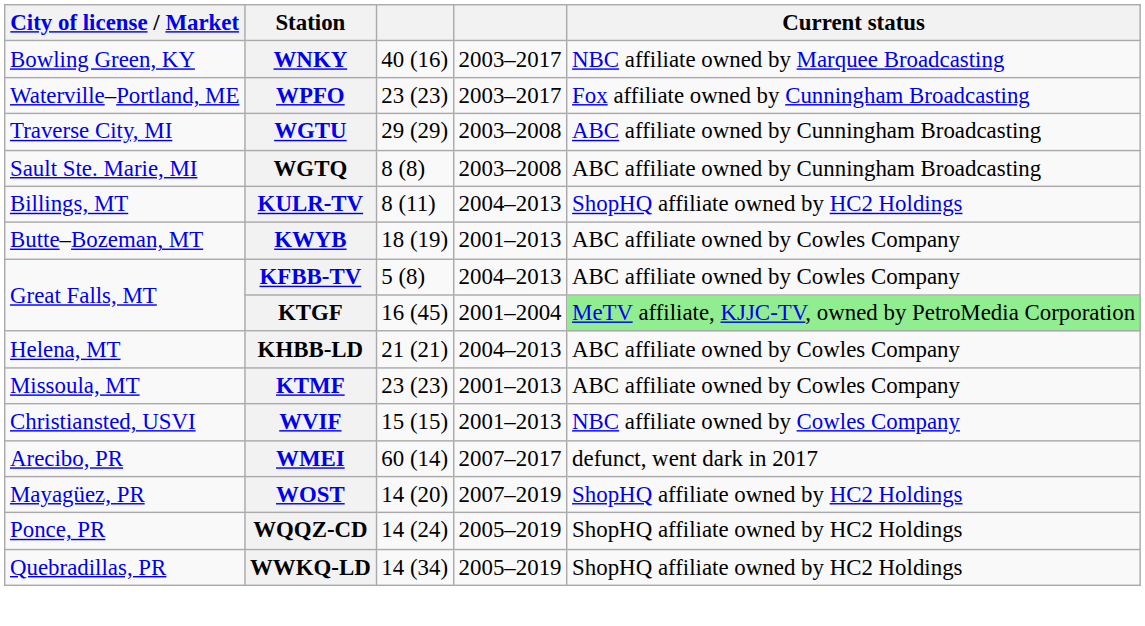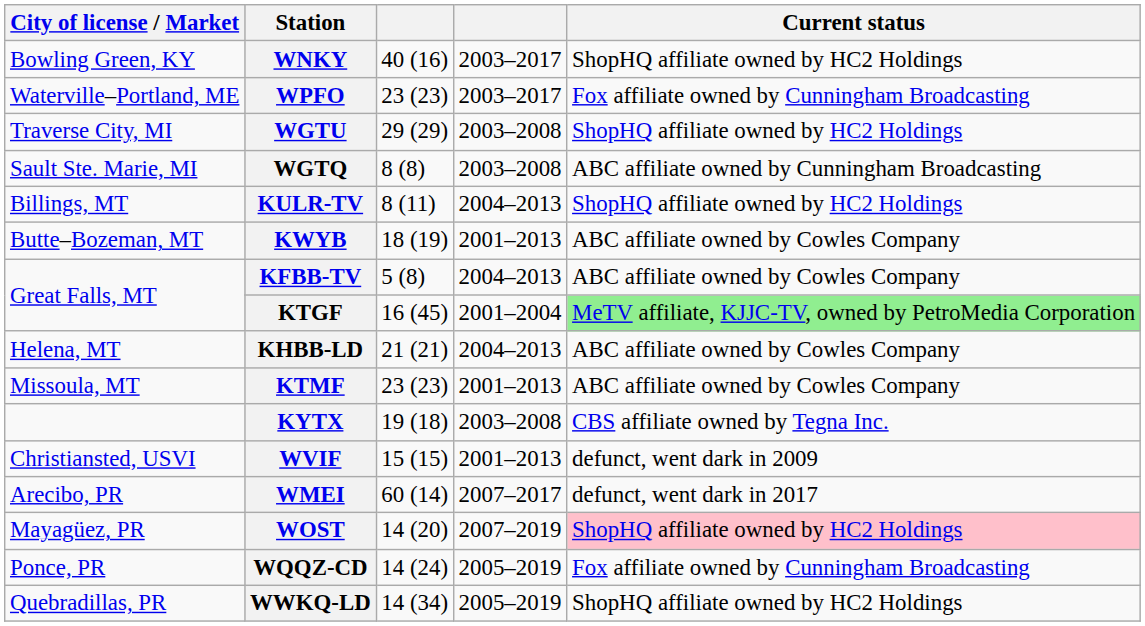(788, 58) NBC affiliate owned by Marquee Broadcasting -> (767, 58) ShopHQ affiliate owned by HC2 Holdings
(807, 131) ABC affiliate owned by Cunningham Broadcasting -> (767, 131) ShopHQ affiliate owned by HC2 Holdings
+ row: (310, 421)
(766, 421) NBC affiliate owned by Cowles Company -> (695, 458) defunct, went dark in 2009
(767, 494) no background -> (767, 530) pink background
(767, 530) ShopHQ affiliate owned by HC2 Holdings -> (801, 566) Fox affiliate owned by Cunningham Broadcasting
